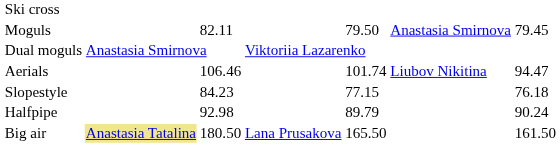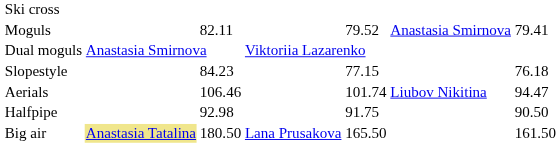(362, 29) 79.50 -> (362, 29) 79.52
(532, 29) 79.45 -> (532, 29) 79.41
rows swapped: (27, 71) <-> (36, 92)
(362, 112) 89.79 -> (362, 112) 91.75
(532, 112) 90.24 -> (532, 112) 90.50
